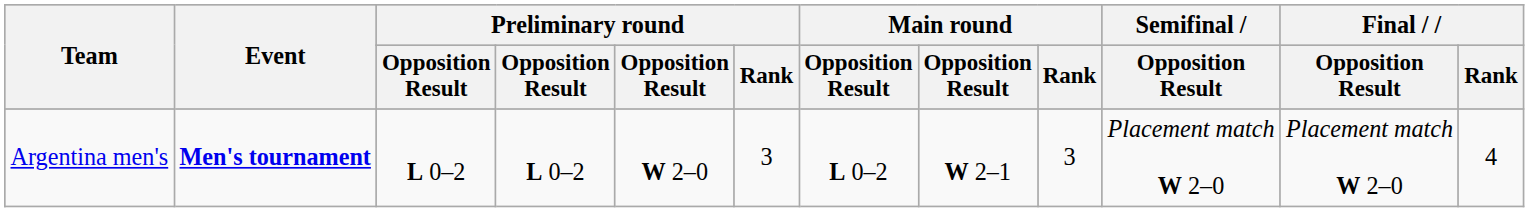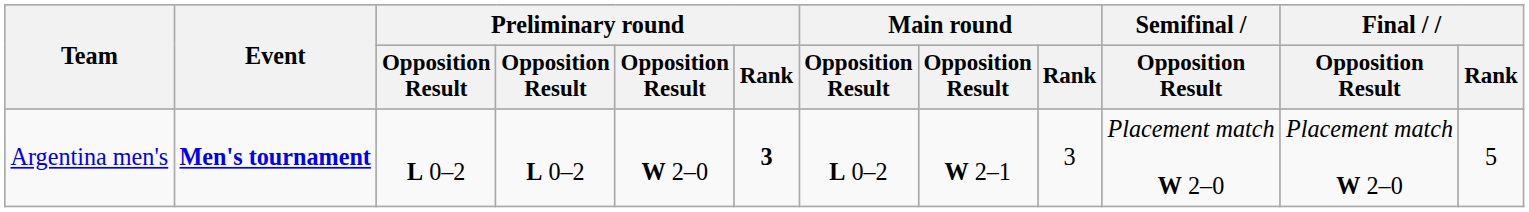(767, 157) normal -> (767, 157) bold
(1491, 157) 4 -> (1491, 157) 5
